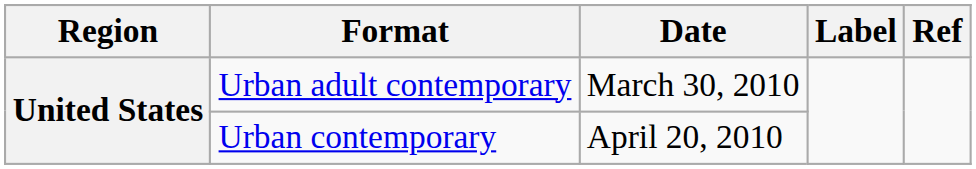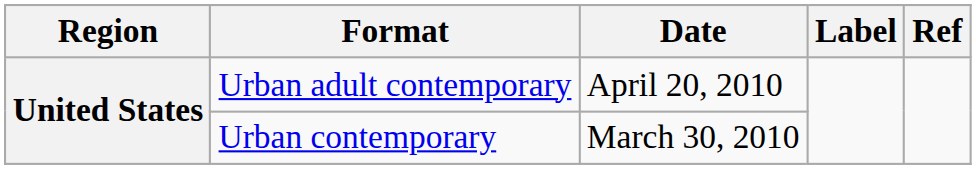(693, 84) March 30, 2010 -> (685, 84) April 20, 2010
(685, 137) April 20, 2010 -> (693, 137) March 30, 2010
